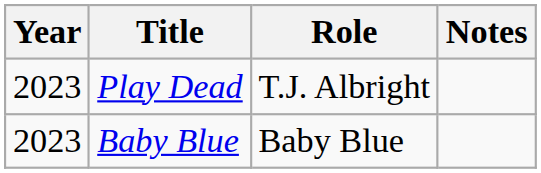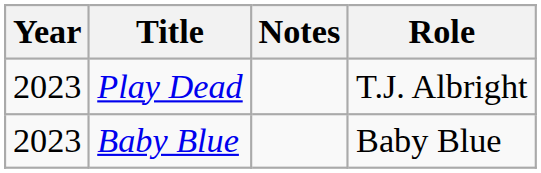columns swapped: (344, 31) <-> (487, 31)
